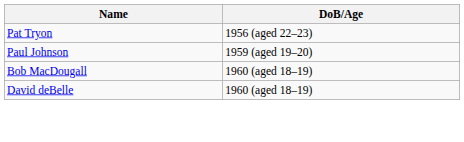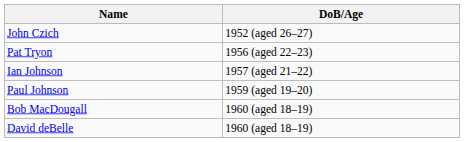+ row: (33, 33)
+ row: (35, 71)
